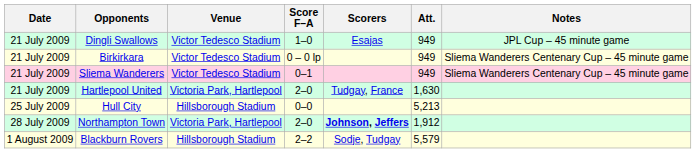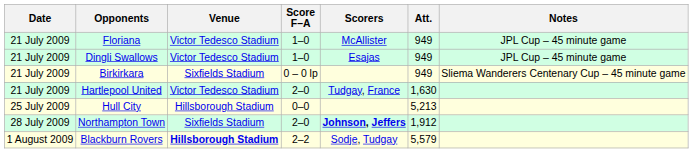+ row: (122, 40)
(226, 57) Victor Tedesco Stadium -> (224, 73) Sixfields Stadium
- row: (122, 73)
(226, 90) Victoria Park, Hartlepool -> (224, 90) Victor Tedesco Stadium
(226, 123) Victoria Park, Hartlepool -> (224, 123) Sixfields Stadium
(226, 139) normal -> (224, 139) bold
